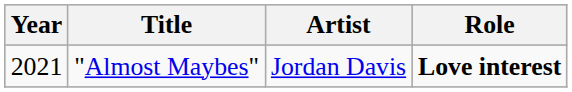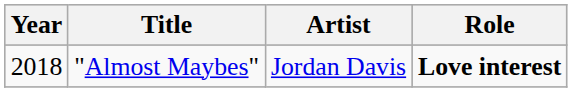(37, 65) 2021 -> (37, 65) 2018
